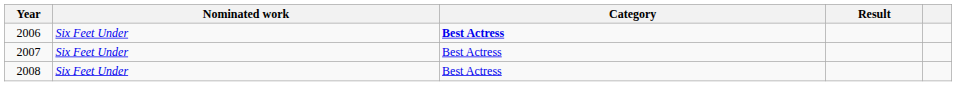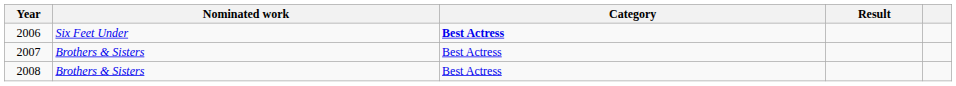(92, 52) Six Feet Under -> (100, 52) Brothers & Sisters
(92, 71) Six Feet Under -> (100, 71) Brothers & Sisters
